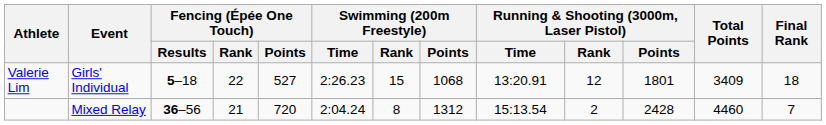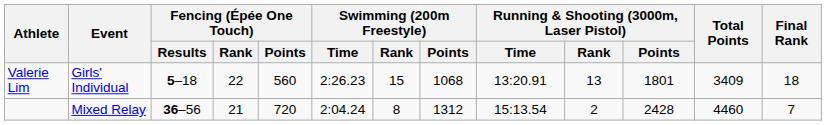(285, 81) 527 -> (285, 81) 560
(594, 81) 12 -> (594, 81) 13
